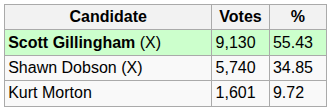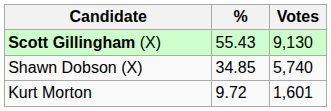columns swapped: (241, 17) <-> (298, 17)
